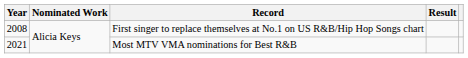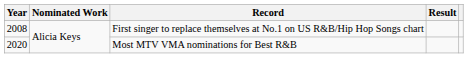(17, 45) 2021 -> (17, 45) 2020
